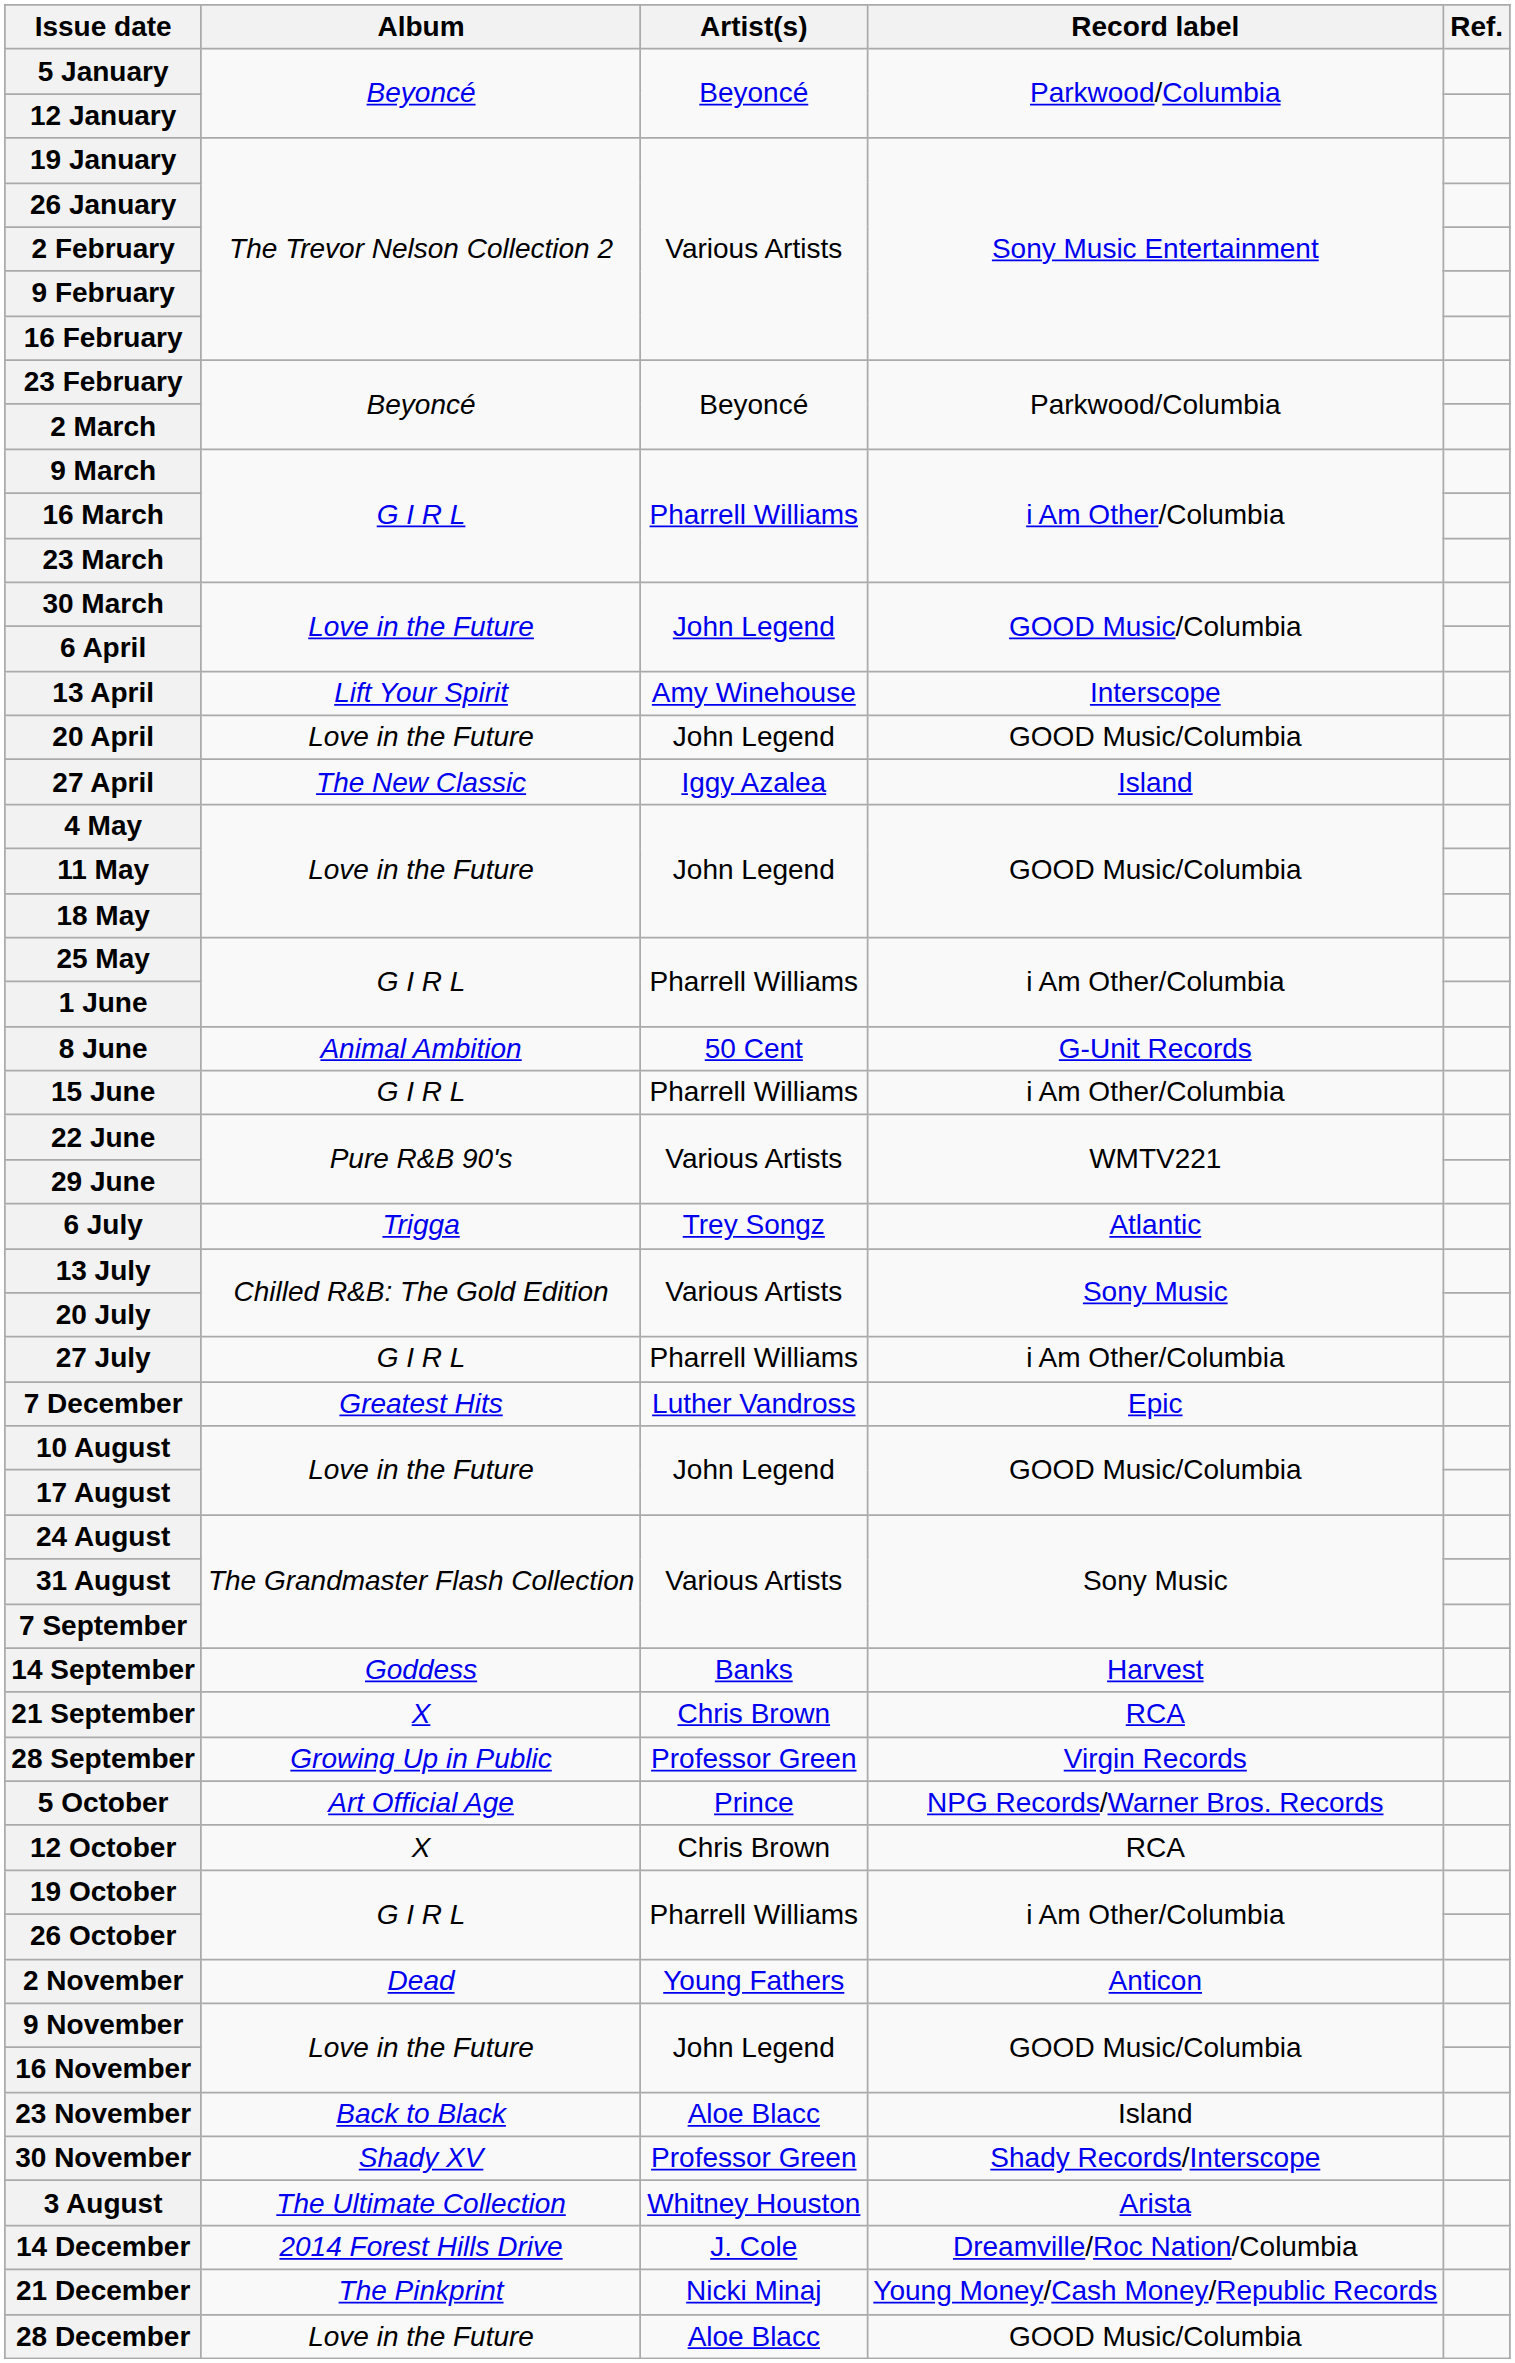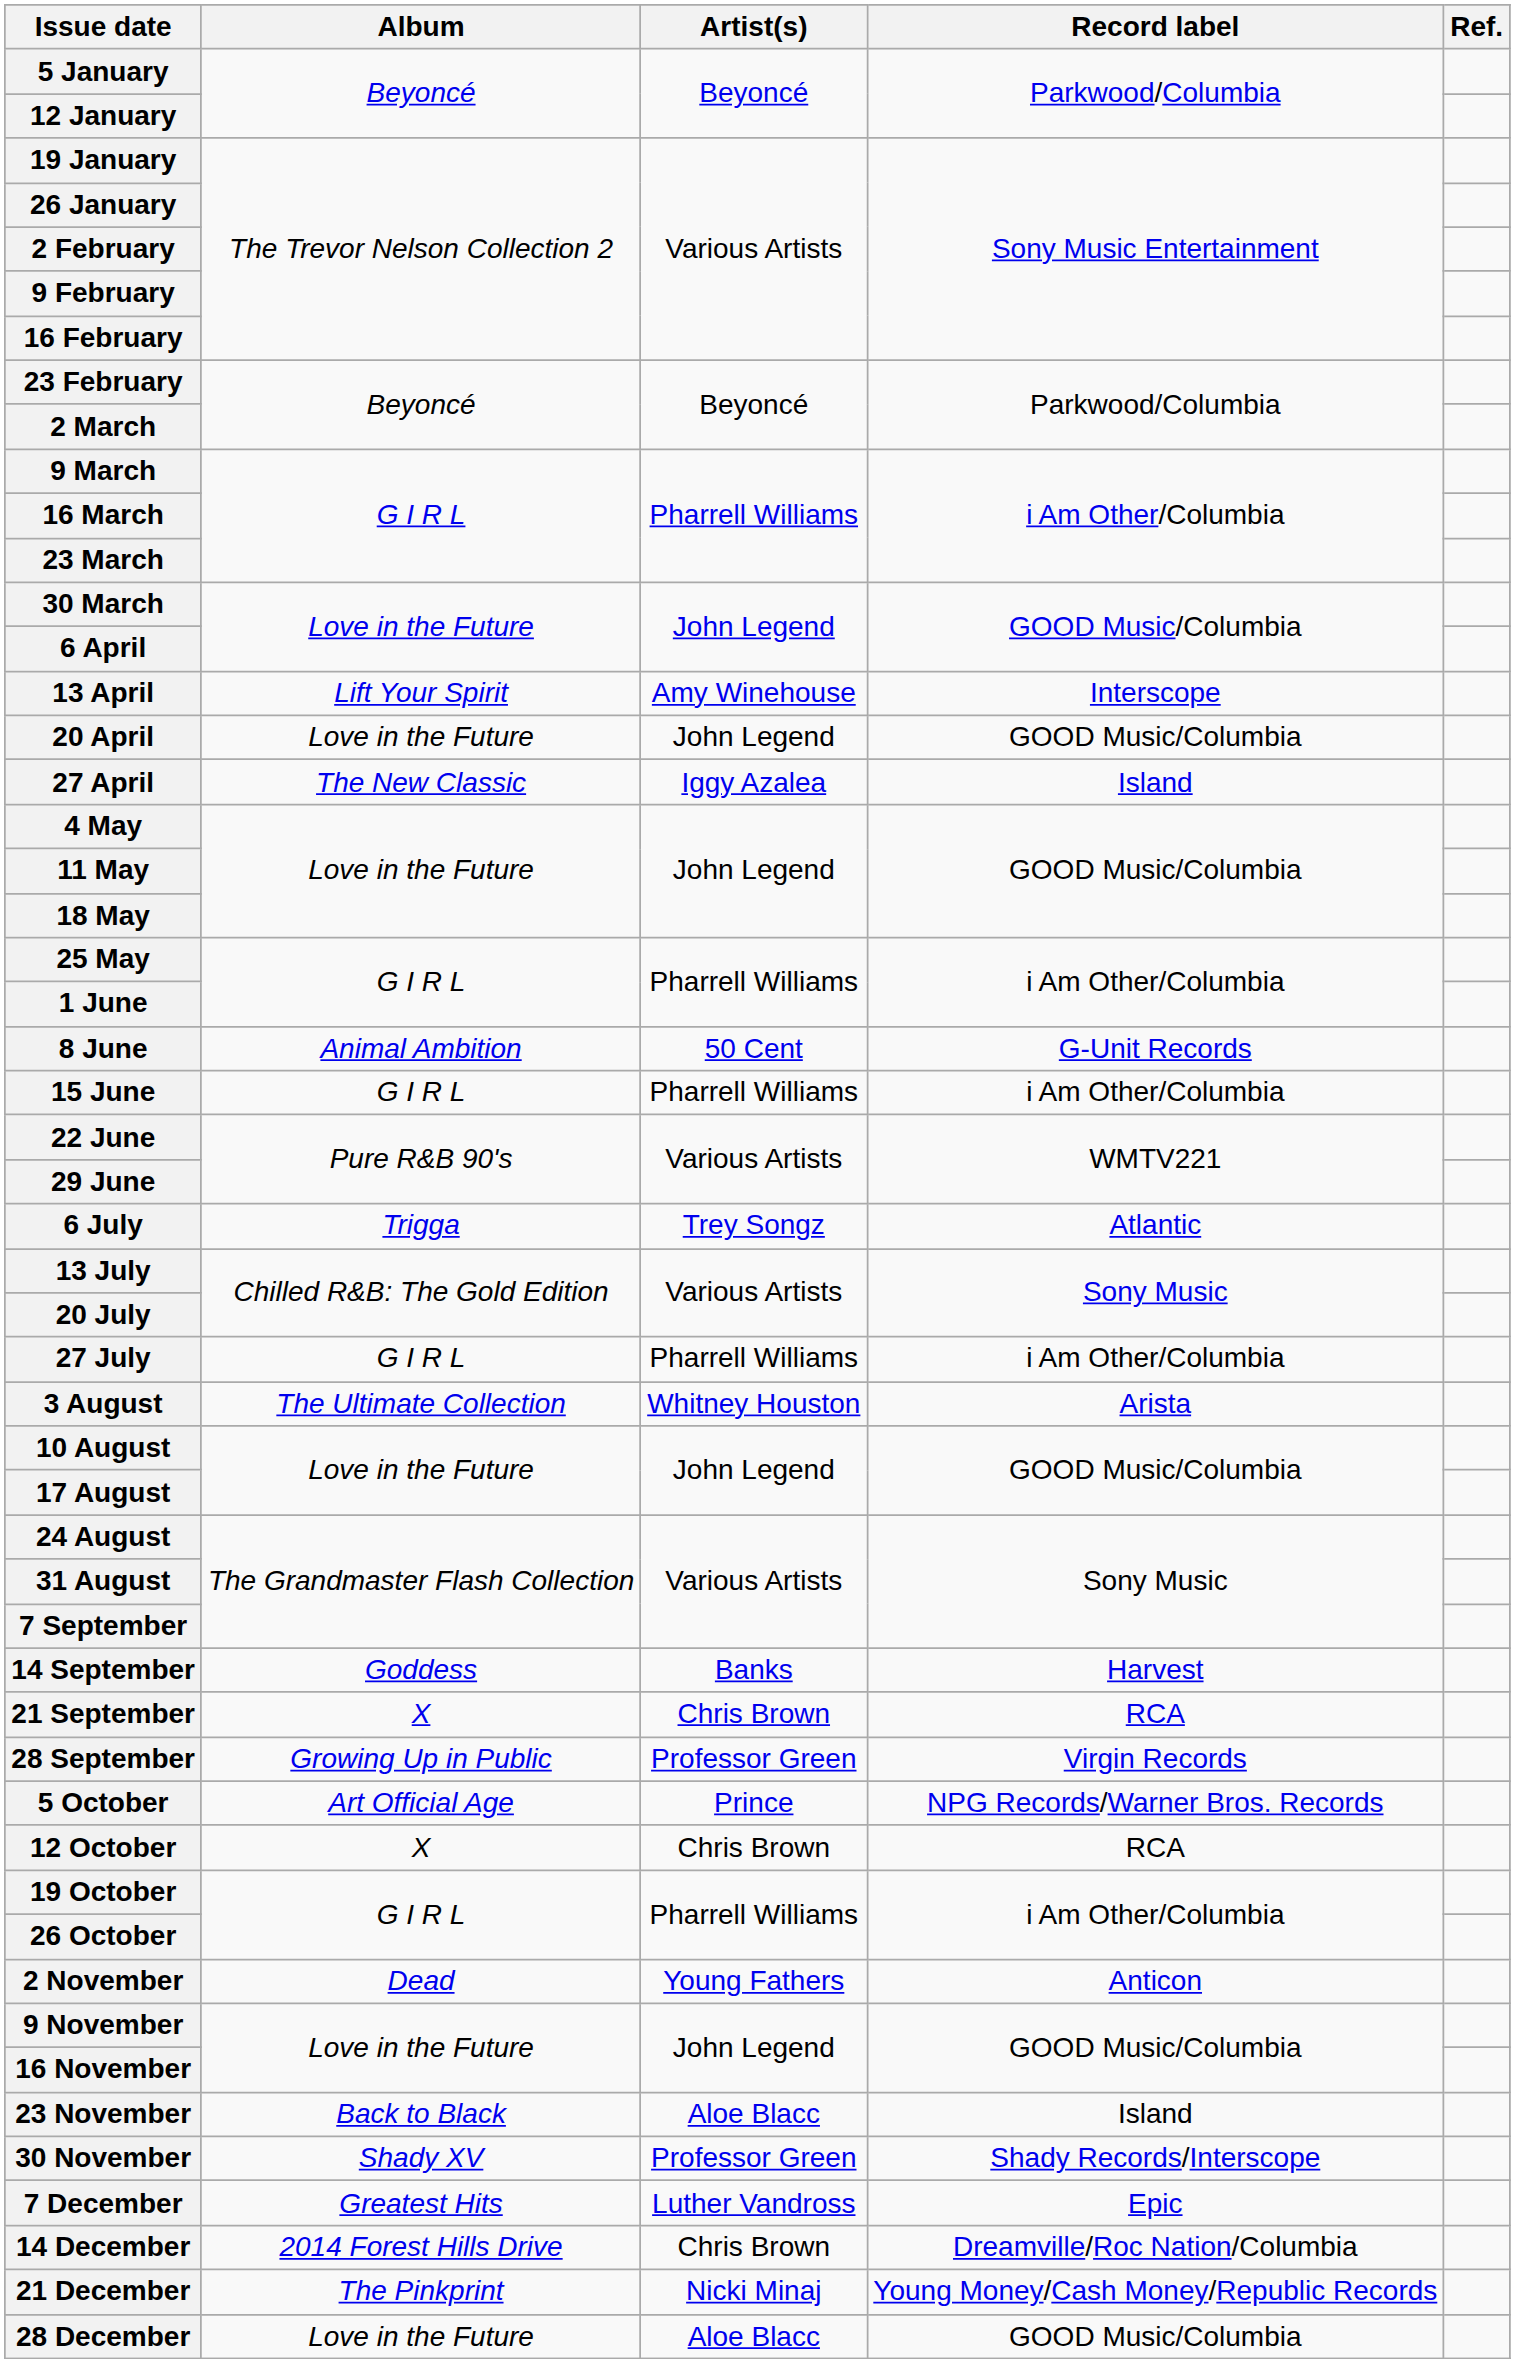rows swapped: (103, 2202) <-> (103, 1403)
(754, 2247) J. Cole -> (754, 2247) Chris Brown
